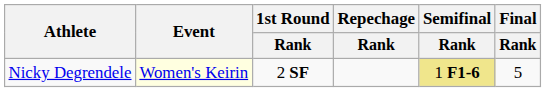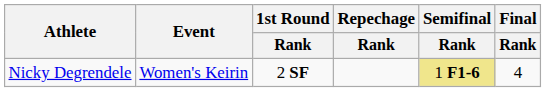(194, 72) lightyellow background -> (194, 72) no background
(518, 72) 5 -> (518, 72) 4
